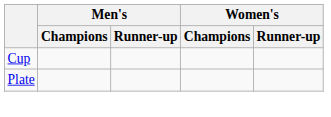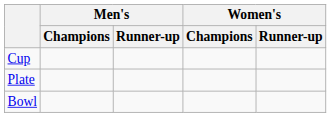+ row: (22, 101)
